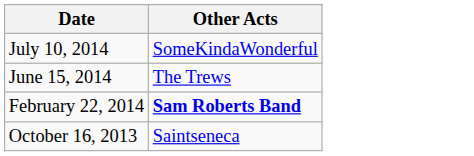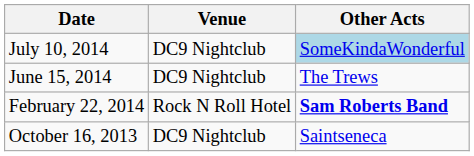+ column: (222, 19)
(235, 48) no background -> (382, 48) lightblue background
